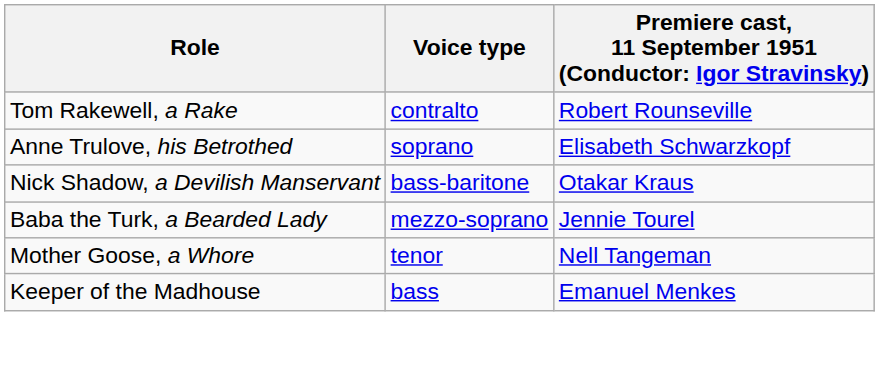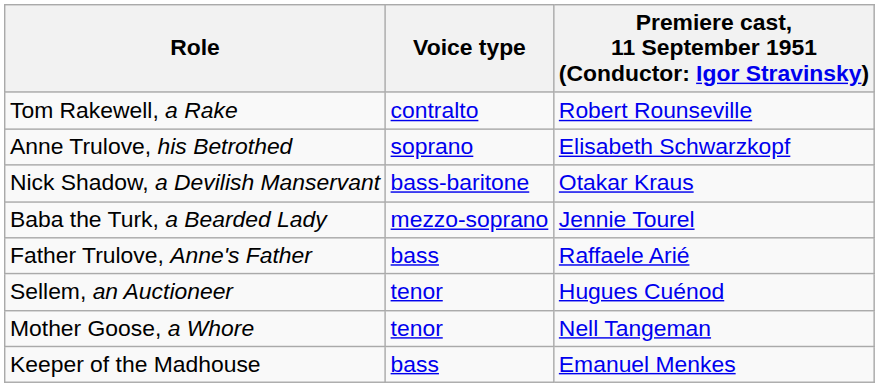+ row: (161, 255)
+ row: (121, 291)
